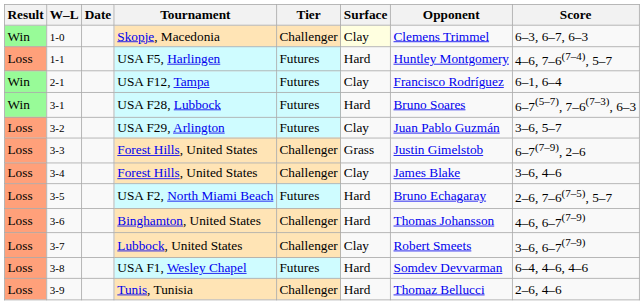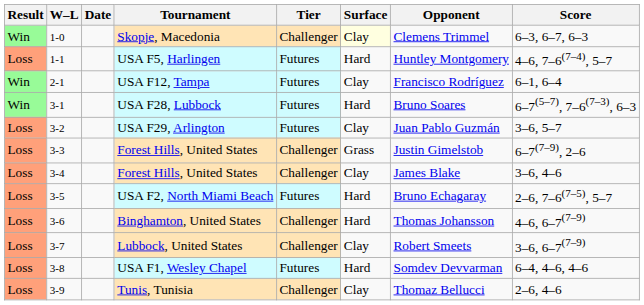(357, 289) Hard -> (356, 289) Clay
